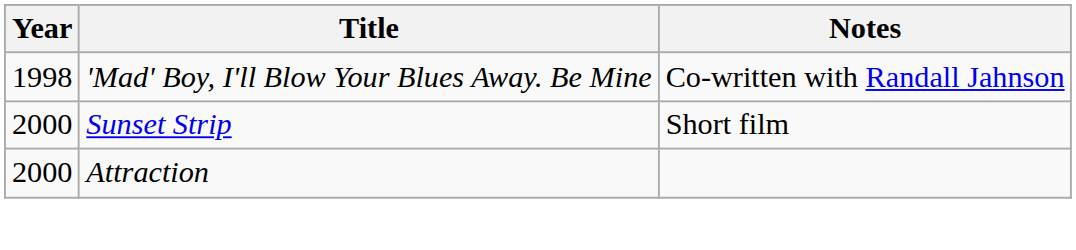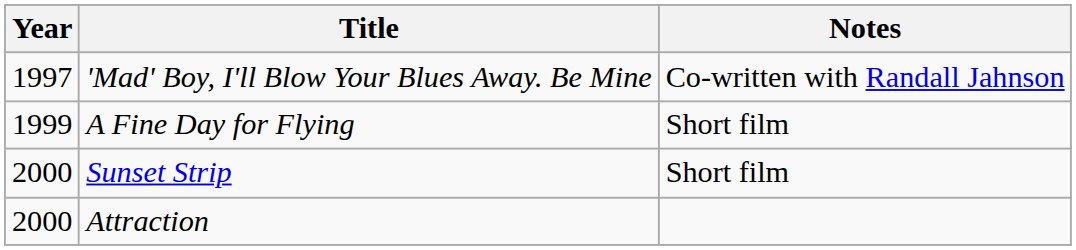(42, 76) 1998 -> (42, 76) 1997
+ row: (220, 124)
